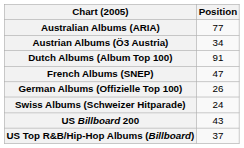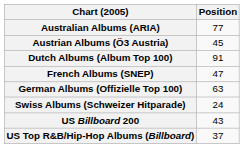(218, 43) 34 -> (218, 43) 45
(218, 89) 26 -> (218, 89) 63
